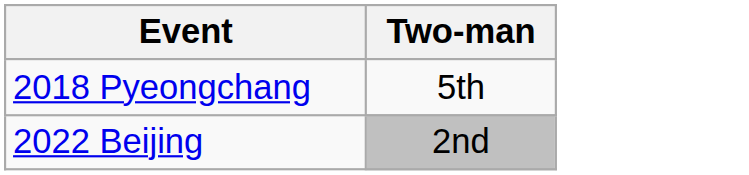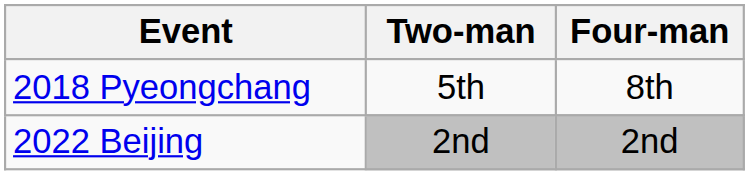+ column: (650, 31)
